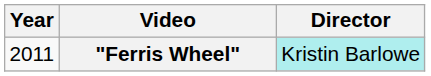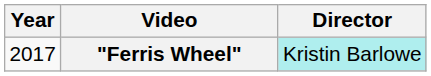(32, 53) 2011 -> (33, 53) 2017
